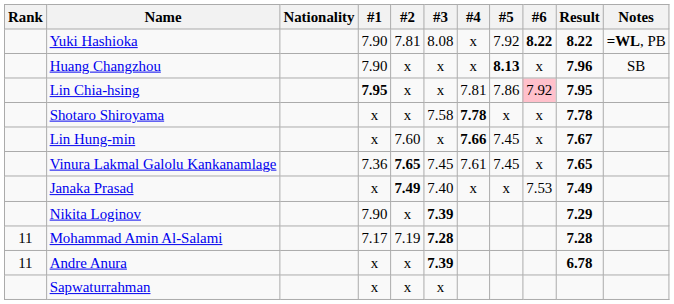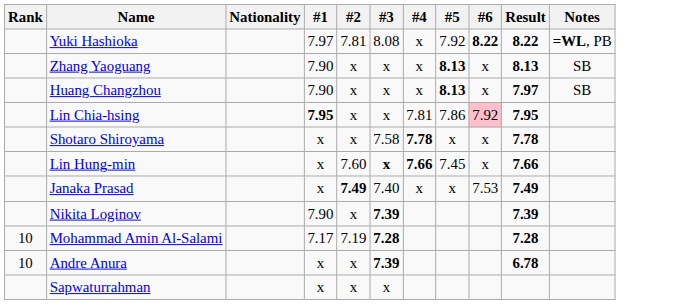(374, 41) 7.90 -> (320, 41) 7.97
+ row: (100, 66)
(579, 66) 7.96 -> (525, 90) 7.97
(440, 139) normal -> (386, 164) bold
(579, 139) 7.67 -> (525, 164) 7.66
- row: (163, 164)
(579, 213) 7.29 -> (525, 213) 7.39
(25, 238) 11 -> (25, 238) 10
(25, 262) 11 -> (25, 262) 10
